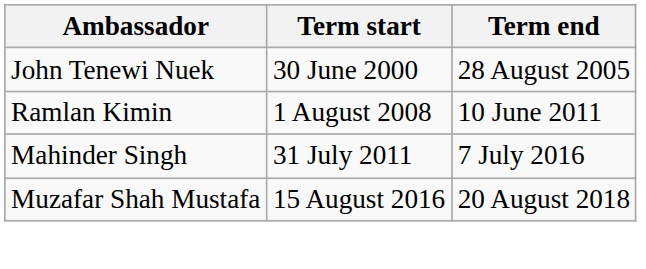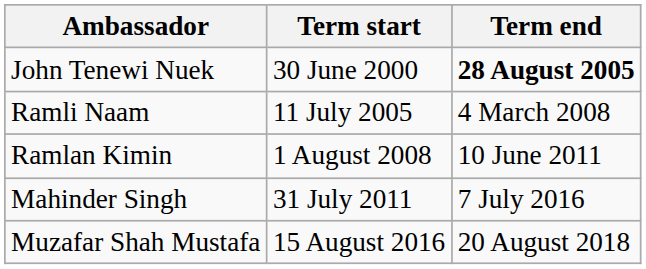(544, 69) normal -> (546, 69) bold
+ row: (80, 112)
